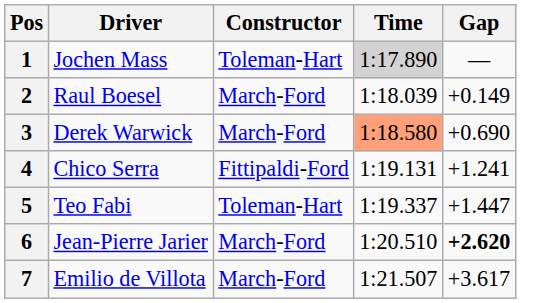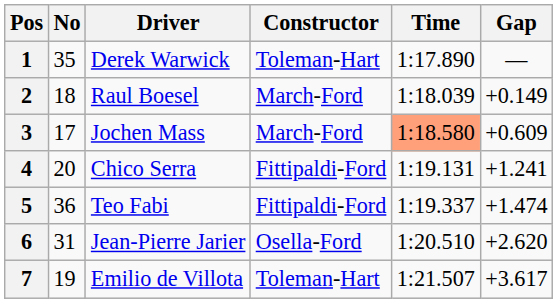+ column: (67, 22)
(110, 59) Jochen Mass -> (160, 59) Derek Warwick
(398, 59) lightgrey background -> (436, 59) no background
(123, 132) Derek Warwick -> (148, 132) Jochen Mass
(479, 132) +0.690 -> (516, 132) +0.609
(280, 205) Toleman-Hart -> (321, 205) Fittipaldi-Ford
(479, 205) +1.447 -> (516, 205) +1.474
(272, 242) March-Ford -> (309, 242) Osella-Ford
(479, 242) bold -> (516, 242) normal
(272, 279) March-Ford -> (318, 279) Toleman-Hart
